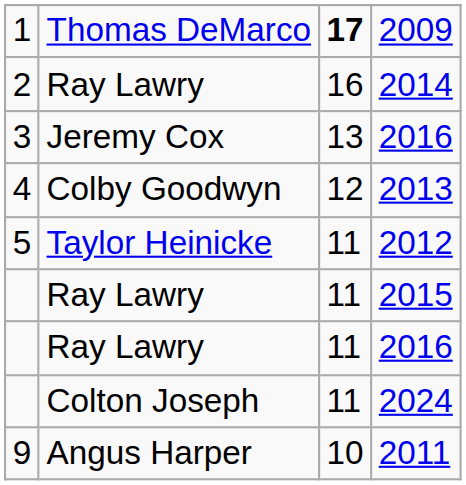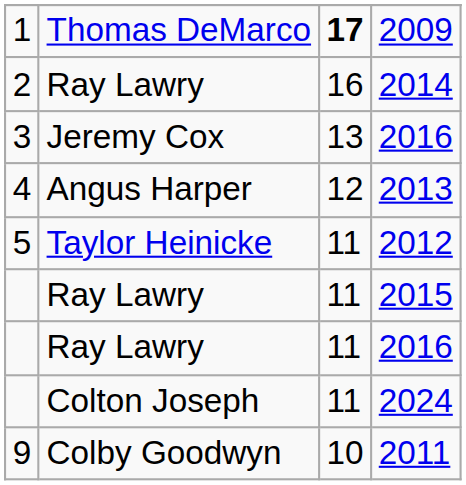(164, 189) Colby Goodwyn -> (149, 189) Angus Harper
(149, 453) Angus Harper -> (164, 453) Colby Goodwyn
